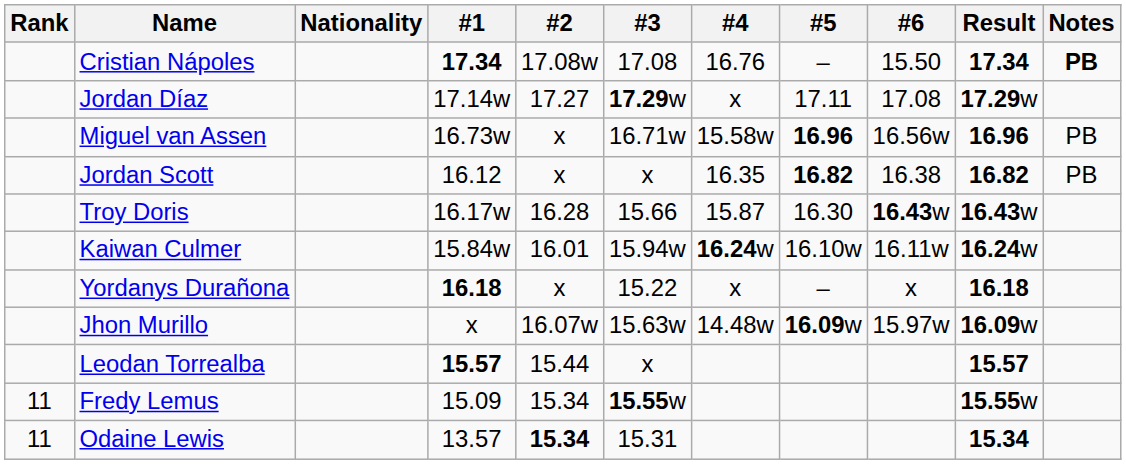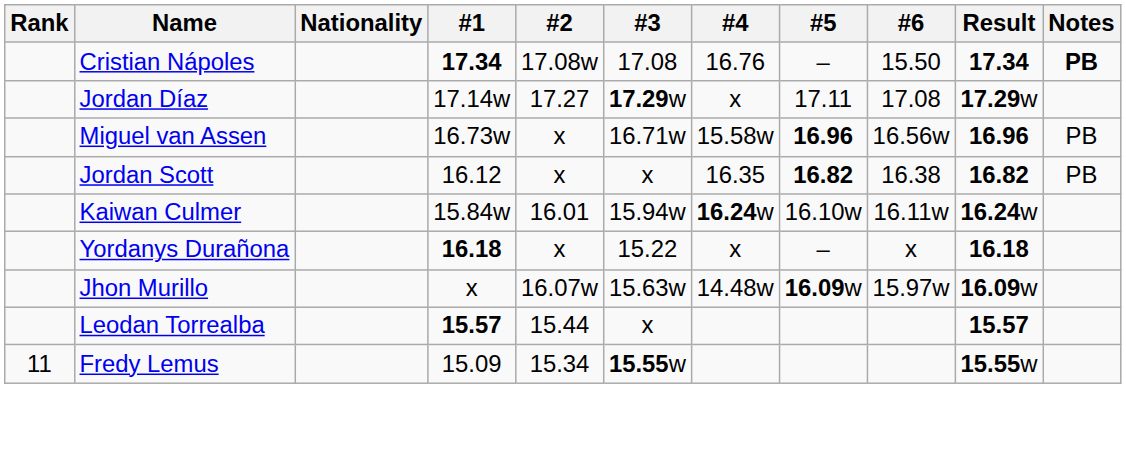- row: (134, 212)
- row: (152, 439)
